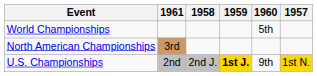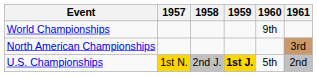columns swapped: (296, 12) <-> (172, 12)
(266, 29) 5th -> (270, 29) 9th
(266, 63) 9th -> (270, 63) 5th
